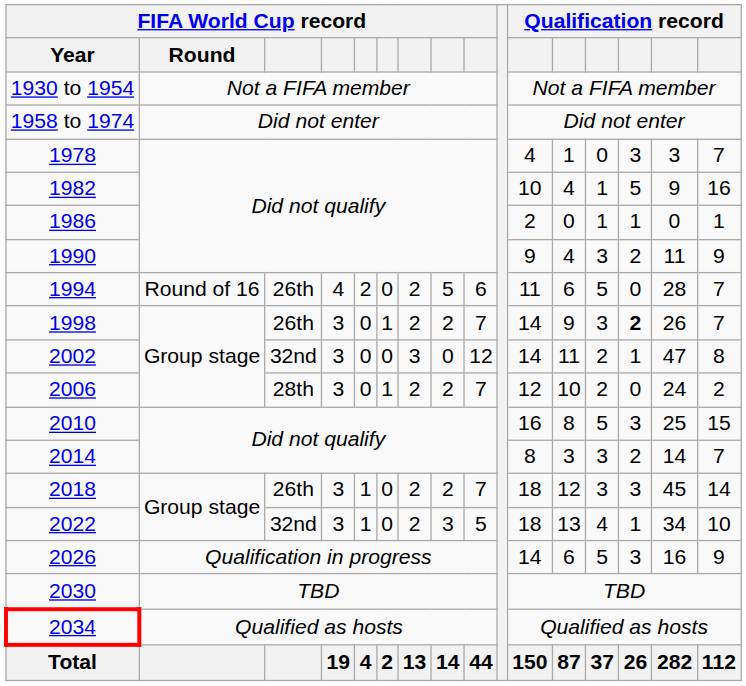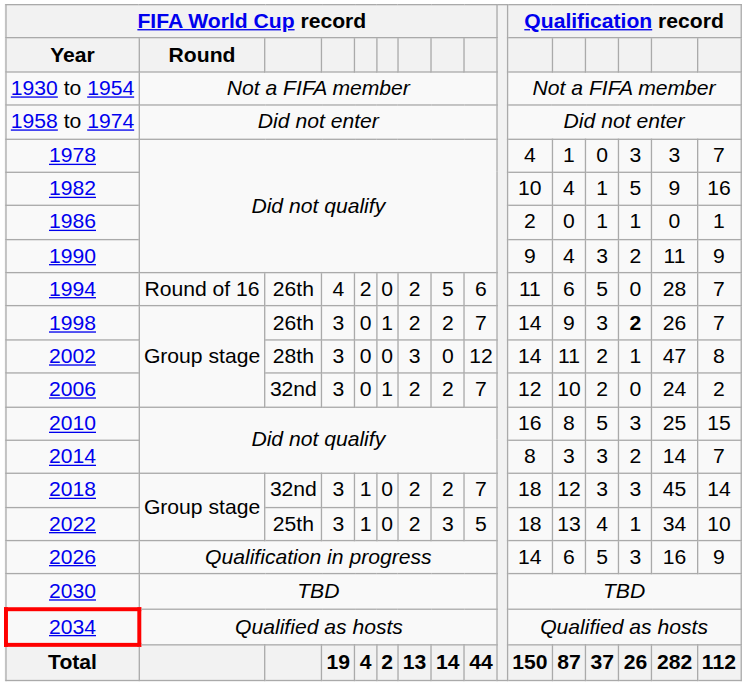(293, 356) 32nd -> (293, 356) 28th
(293, 389) 28th -> (293, 389) 32nd
(293, 490) 26th -> (293, 490) 32nd
(293, 523) 32nd -> (293, 523) 25th
